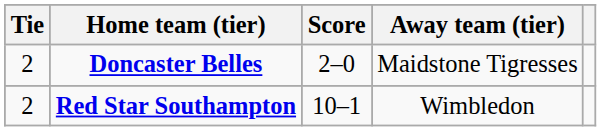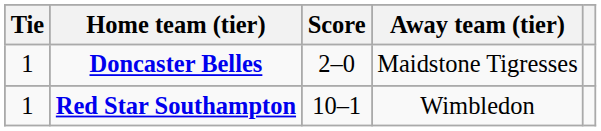(27, 64) 2 -> (27, 64) 1
(27, 105) 2 -> (27, 105) 1
